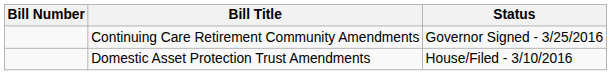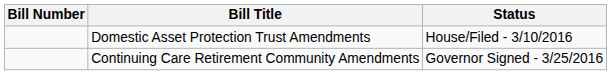rows swapped: (231, 59) <-> (255, 37)
